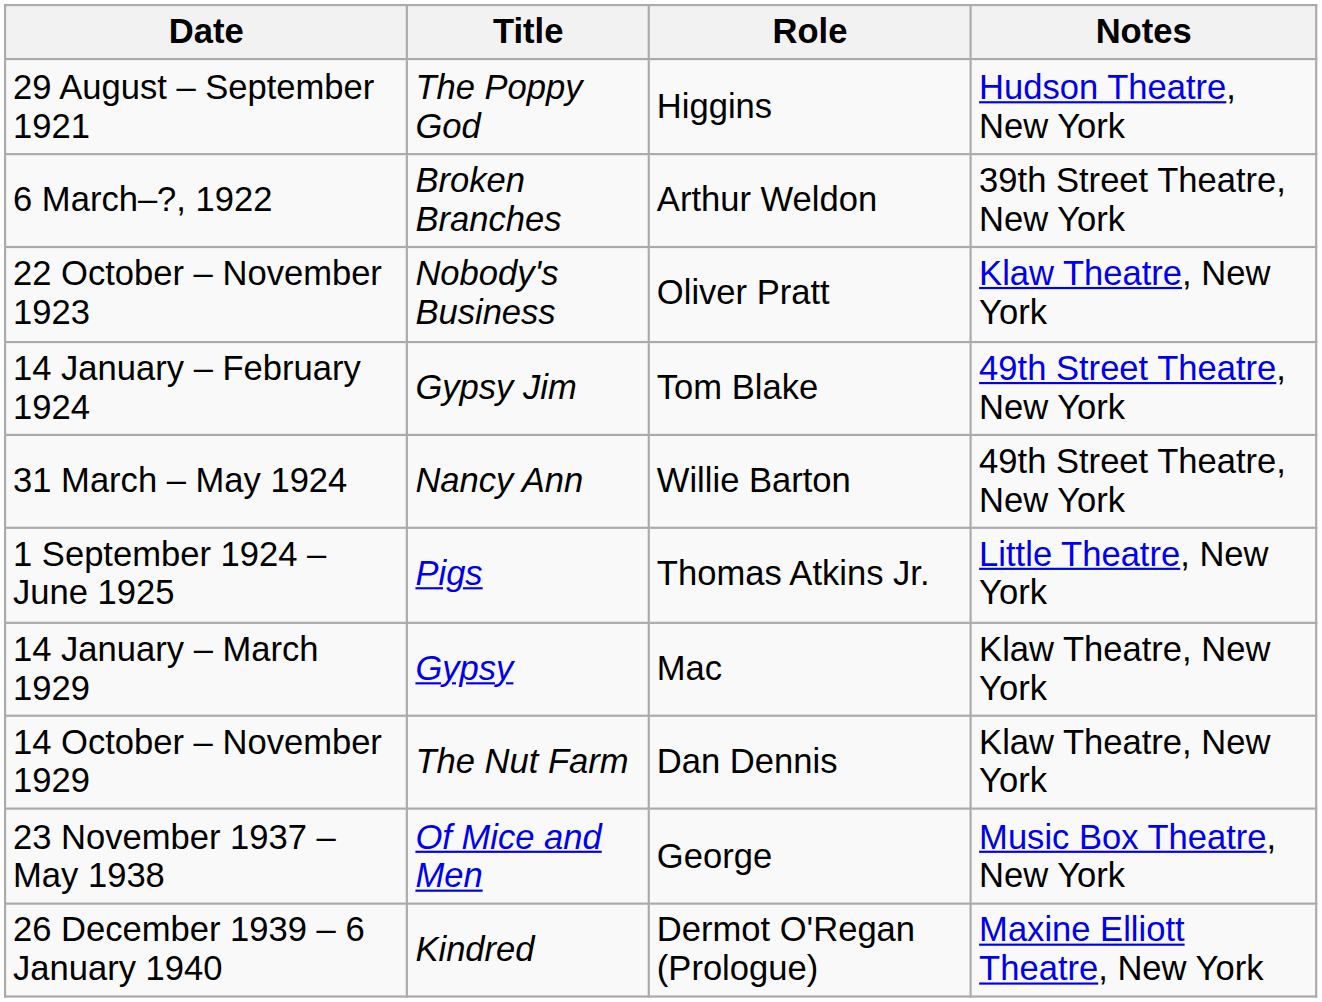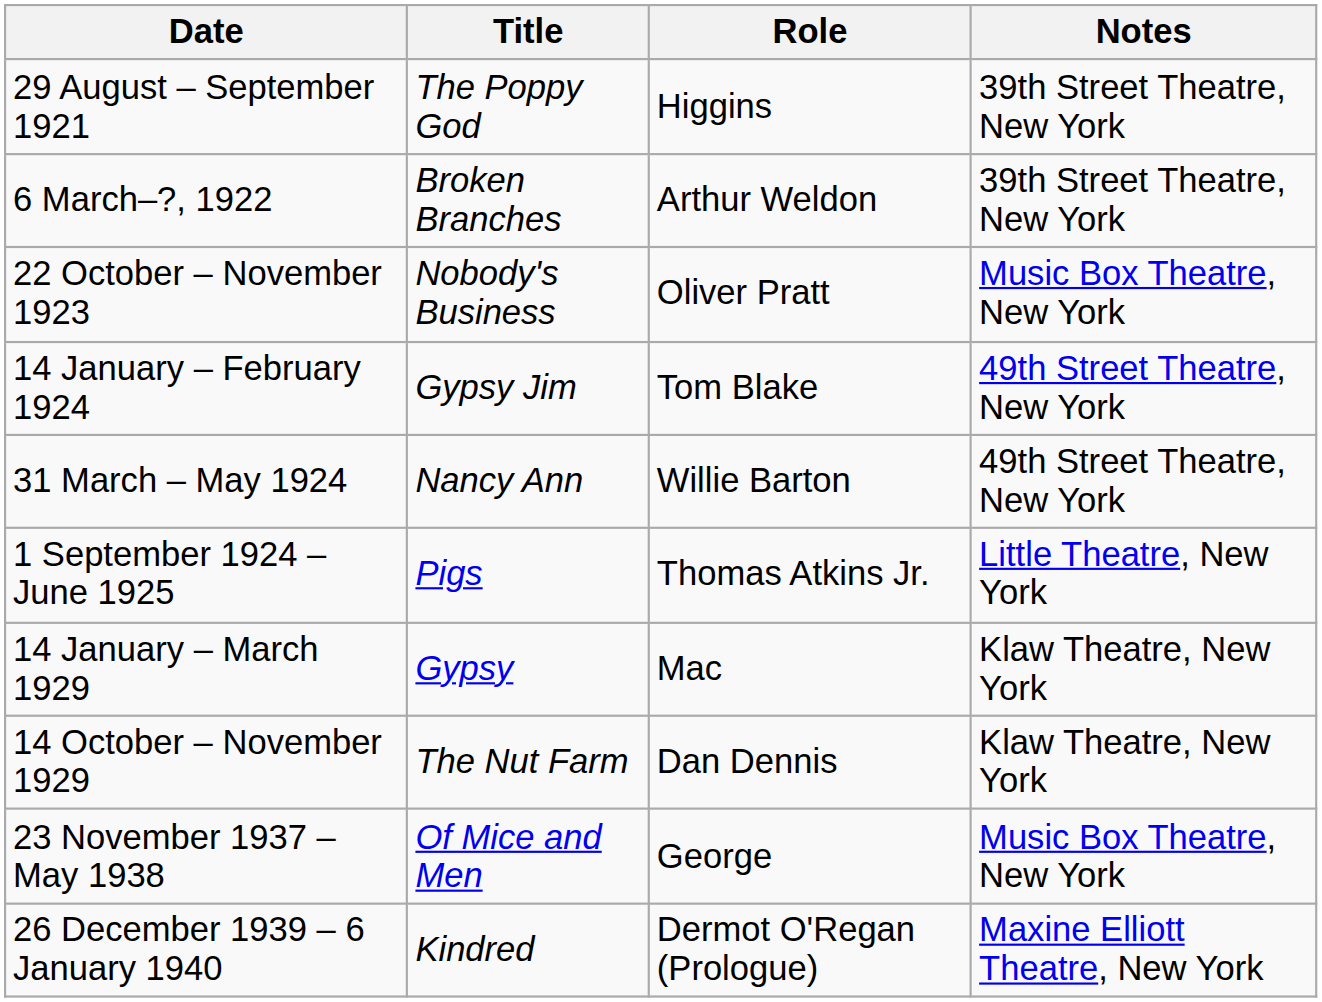(1108, 106) Hudson Theatre, New York -> (1132, 106) 39th Street Theatre, New York
(1125, 293) Klaw Theatre, New York -> (1128, 293) Music Box Theatre, New York
